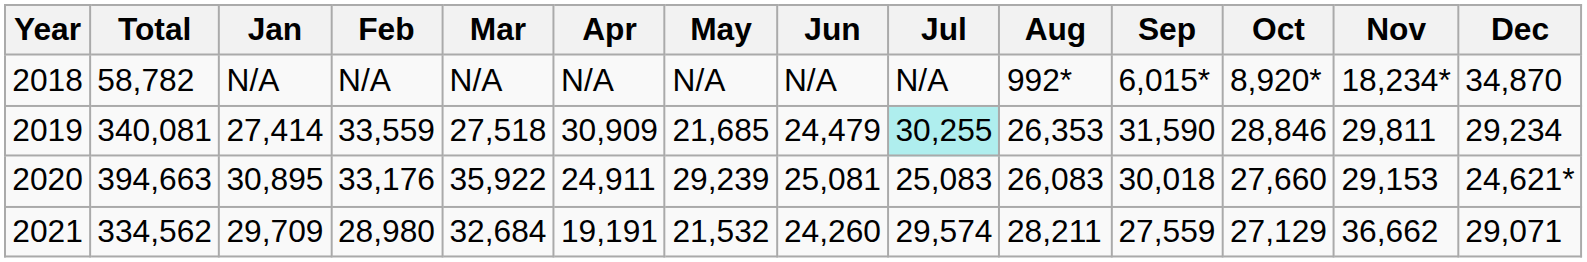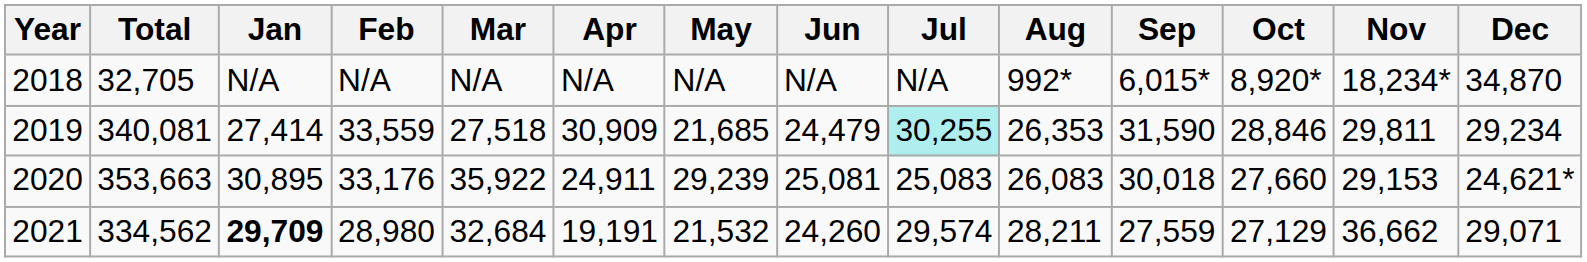(146, 79) 58,782 -> (146, 79) 32,705
(155, 180) 394,663 -> (155, 180) 353,663
(275, 230) normal -> (275, 230) bold
